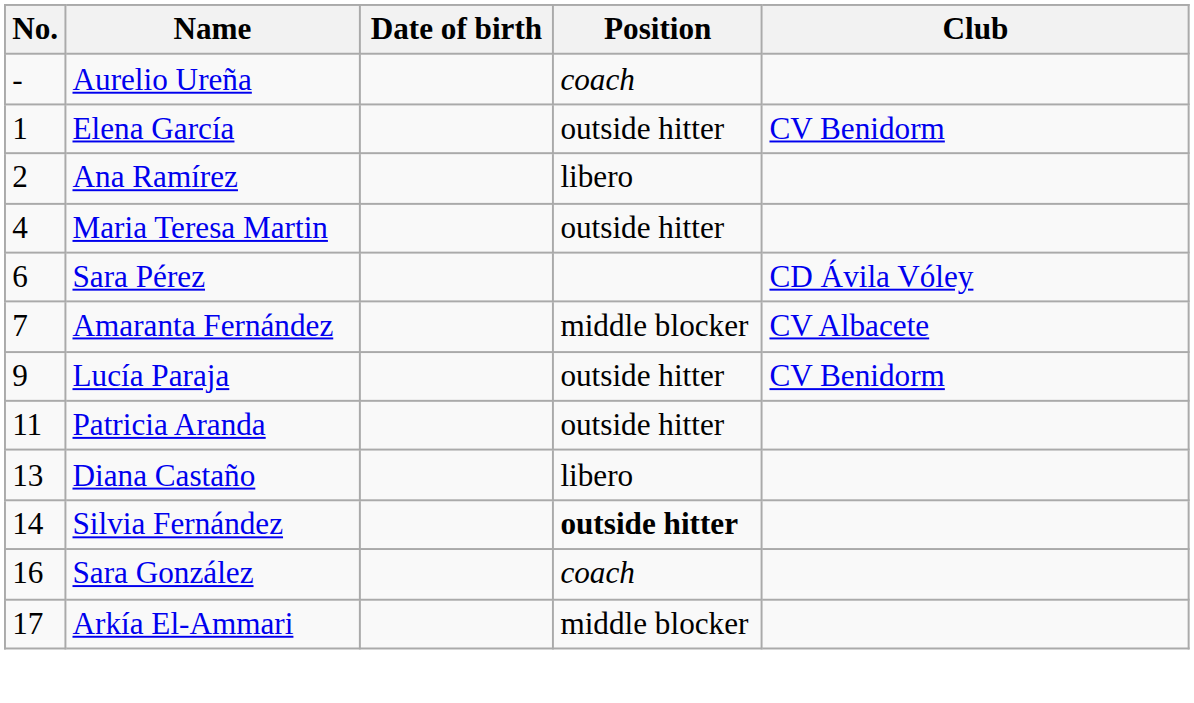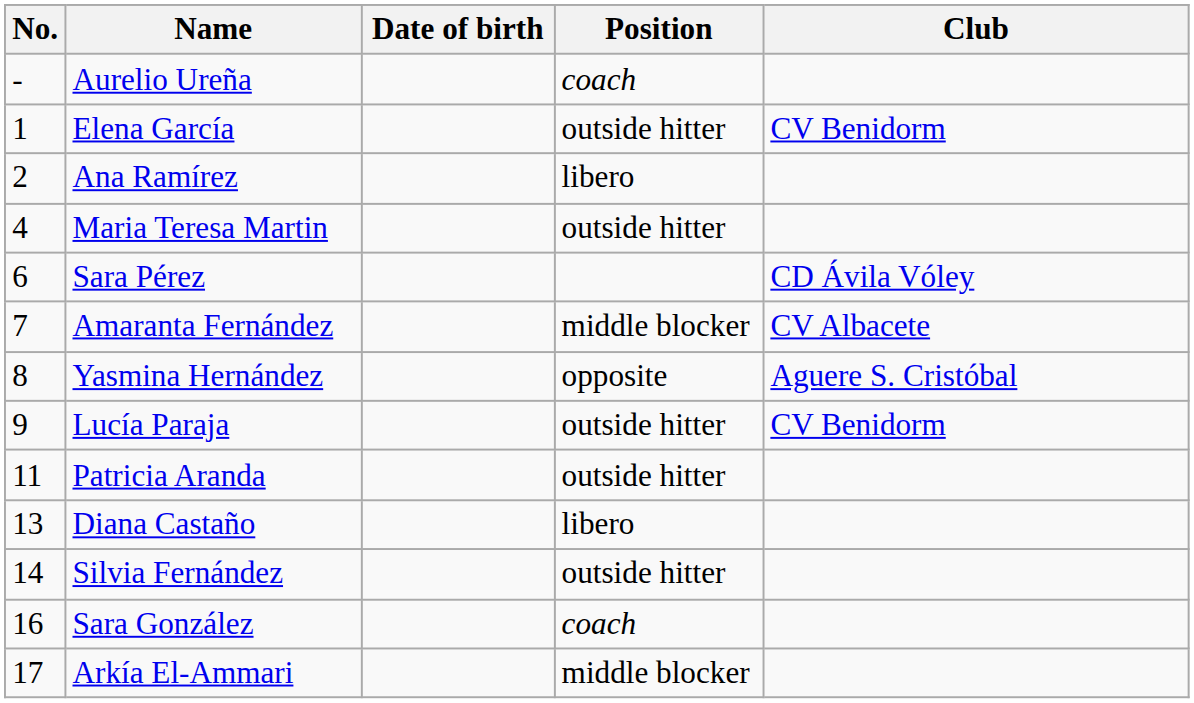+ row: (198, 375)
(649, 524) bold -> (643, 573) normal
